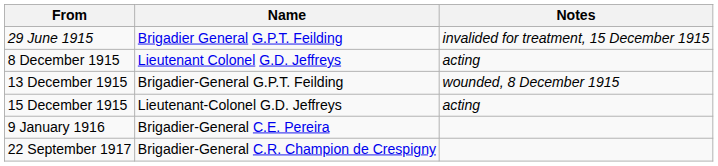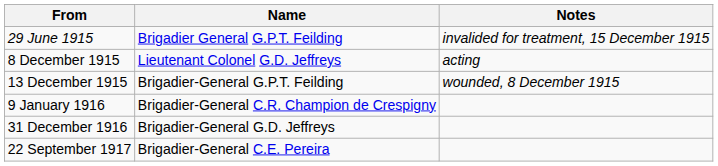- row: (68, 104)
(234, 127) Brigadier-General C.E. Pereira -> (287, 104) Brigadier-General C.R. Champion de Crespigny
+ row: (68, 127)
(287, 149) Brigadier-General C.R. Champion de Crespigny -> (234, 149) Brigadier-General C.E. Pereira
